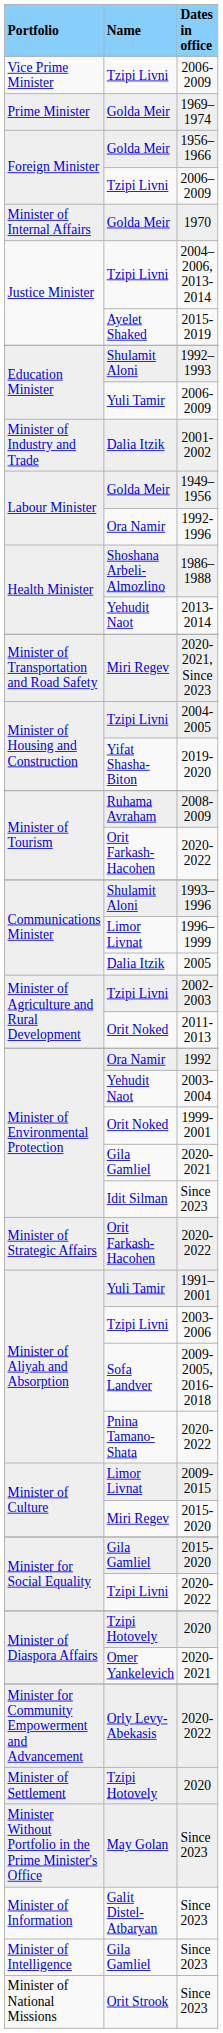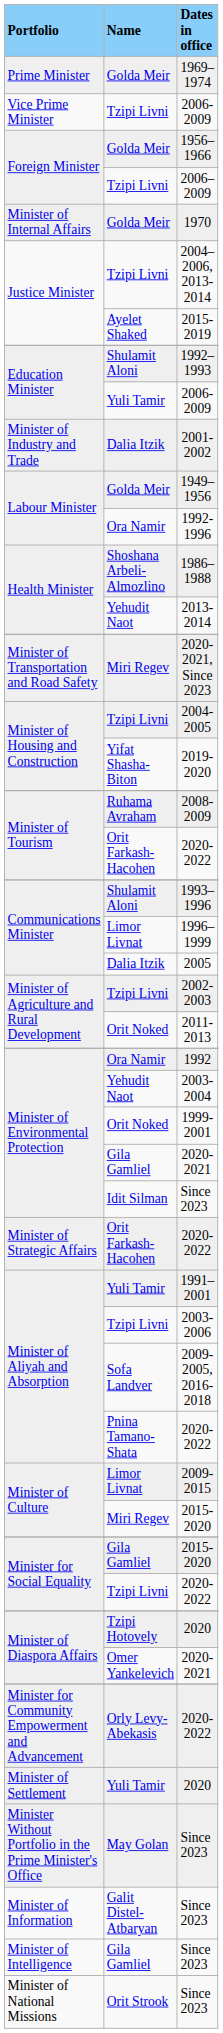rows swapped: (49, 111) <-> (38, 75)
(132, 1785) Tzipi Hotovely -> (136, 1785) Yuli Tamir
